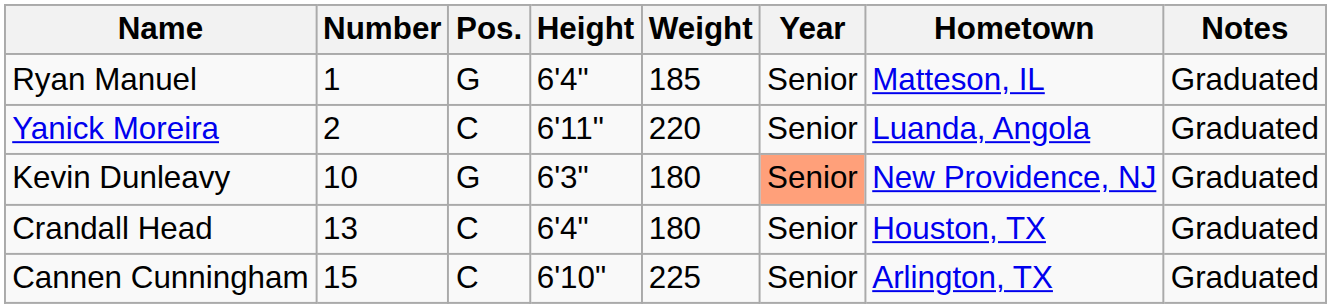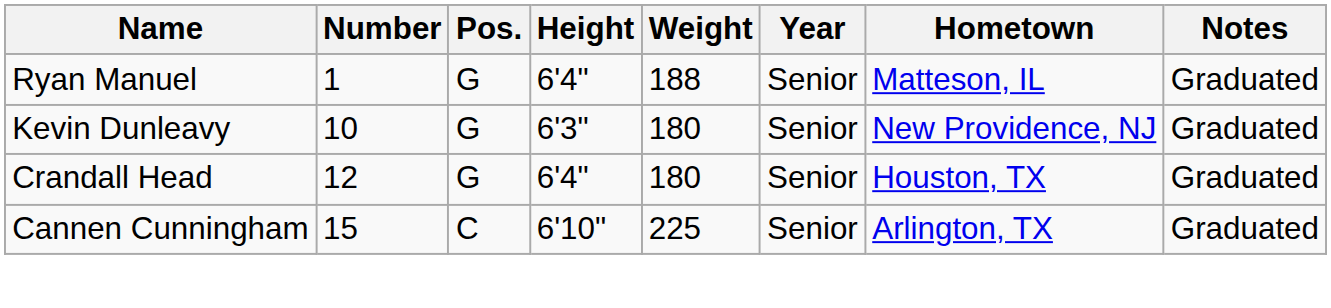(675, 79) 185 -> (675, 79) 188
- row: (116, 128)
(812, 178) lightsalmon background -> (812, 128) no background
(340, 228) 13 -> (340, 178) 12
(467, 228) C -> (468, 178) G
